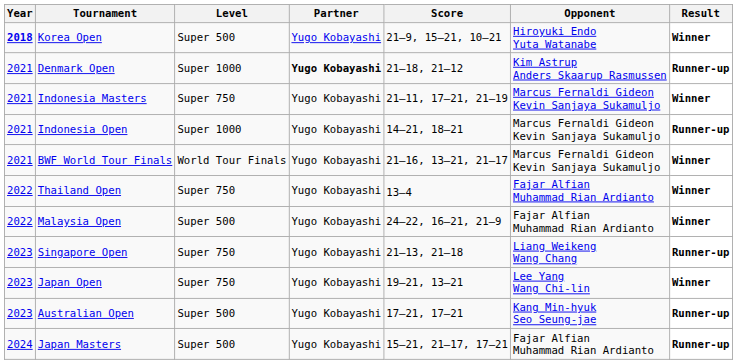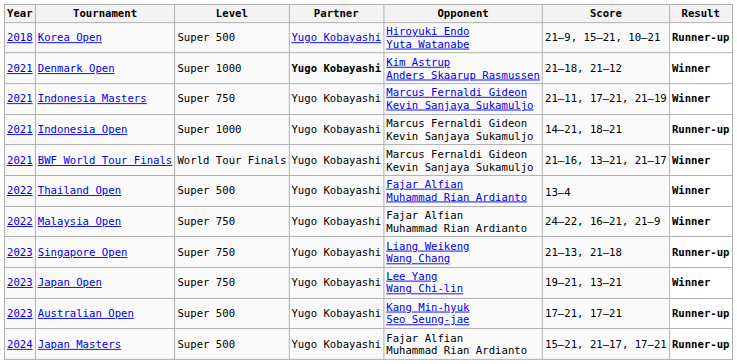columns swapped: (590, 13) <-> (447, 13)
(20, 37) bold -> (20, 37) normal
(691, 37) Winner -> (701, 37) Runner-up
(701, 68) Runner-up -> (691, 68) Winner
(206, 190) Super 750 -> (206, 190) Super 500
(206, 221) Super 500 -> (206, 221) Super 750
